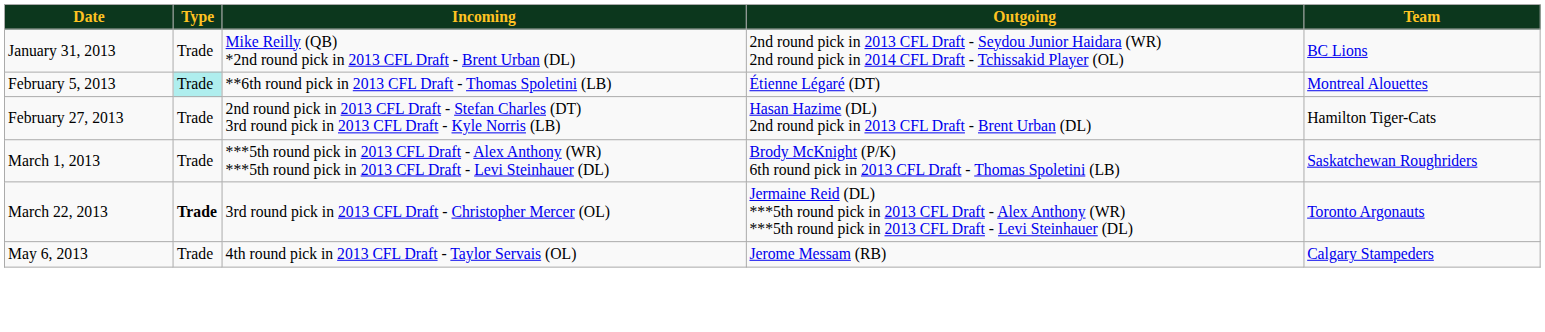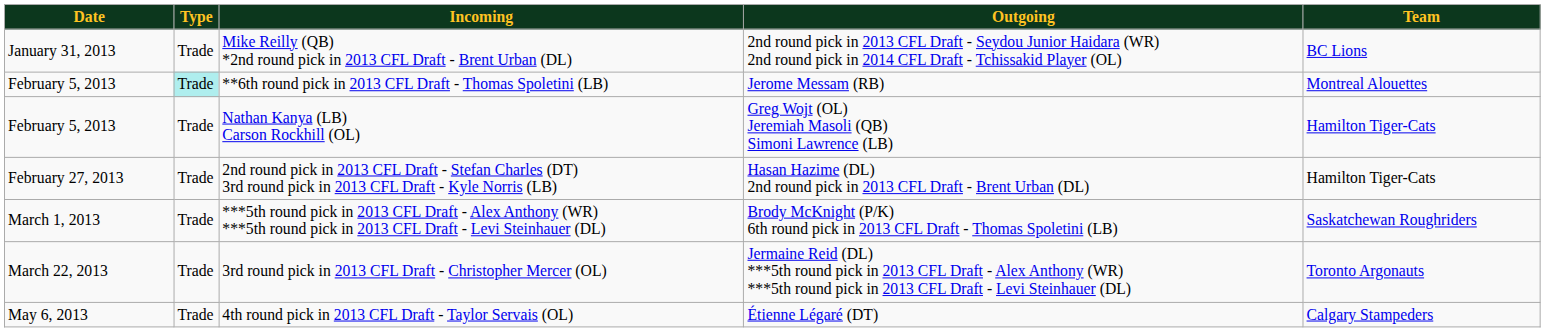(815, 84) Étienne Légaré (DT) -> (816, 84) Jerome Messam (RB)
+ row: (291, 126)
(197, 211) bold -> (196, 271) normal
(818, 254) Jerome Messam (RB) -> (813, 314) Étienne Légaré (DT)
